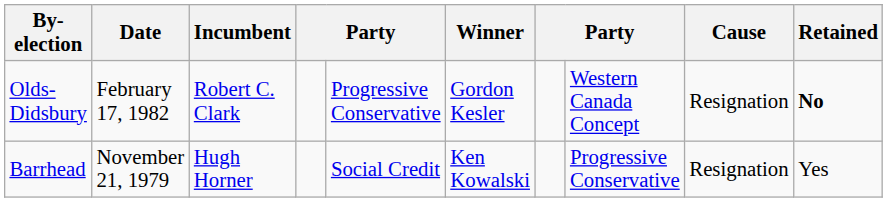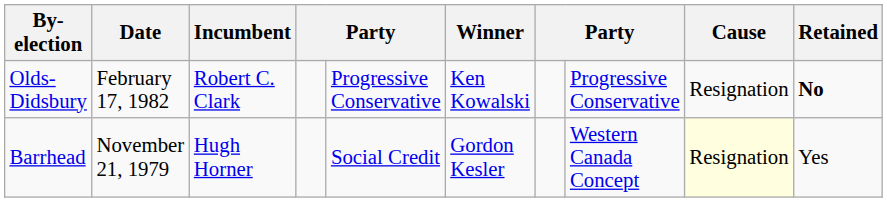(482, 100) Gordon Kesler -> (490, 89) Ken Kowalski
(605, 100) Western Canada Concept -> (625, 89) Progressive Conservative
(490, 168) Ken Kowalski -> (482, 157) Gordon Kesler
(625, 168) Progressive Conservative -> (605, 157) Western Canada Concept
(739, 168) no background -> (739, 157) lightyellow background
